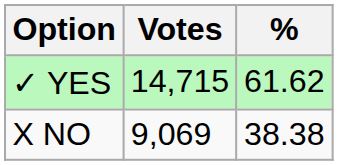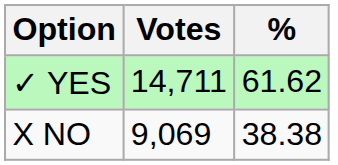(180, 82) 14,715 -> (179, 82) 14,711
